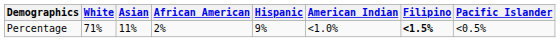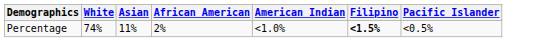- column: (279, 13)
(93, 29) 71% -> (93, 29) 74%
